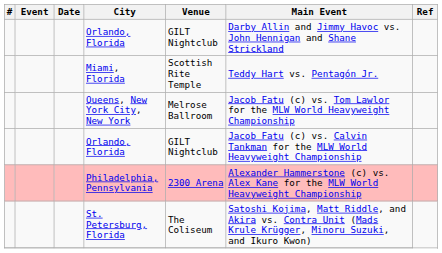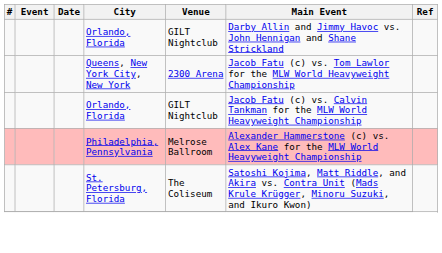- row: (10, 74)
(190, 110) Melrose Ballroom -> (196, 74) 2300 Arena
(196, 183) 2300 Arena -> (190, 147) Melrose Ballroom
